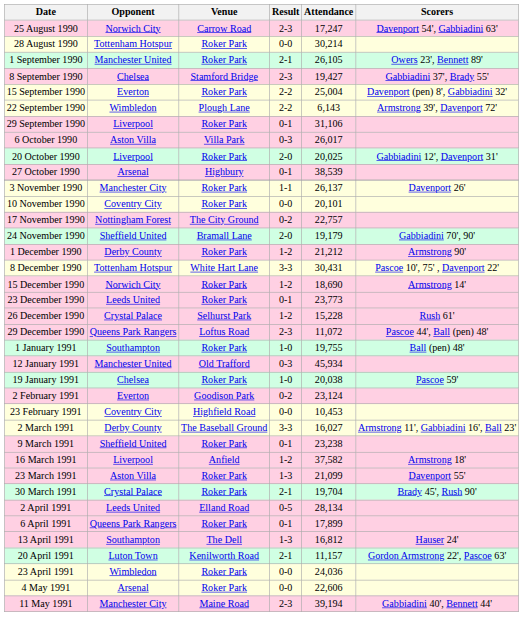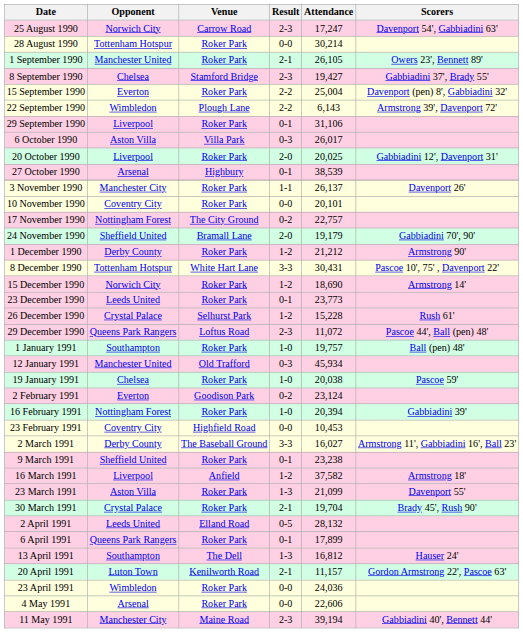(329, 348) 19,755 -> (329, 348) 19,757
+ row: (46, 412)
(329, 508) 28,134 -> (329, 524) 28,132
